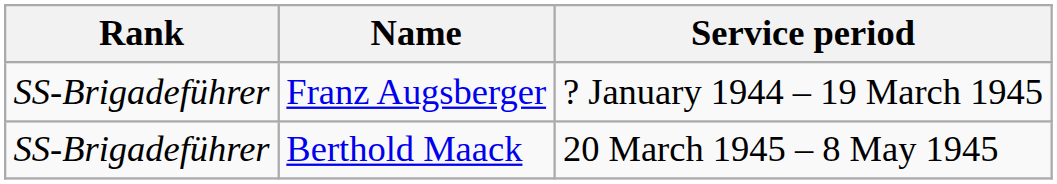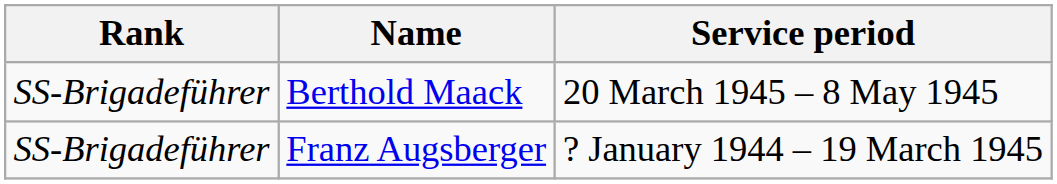rows swapped: (416, 91) <-> (404, 149)
